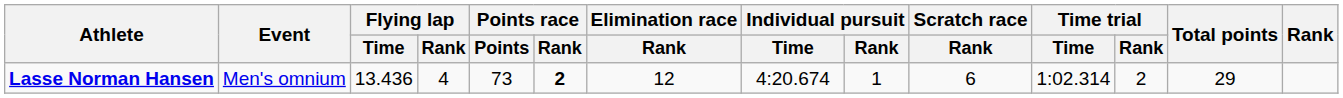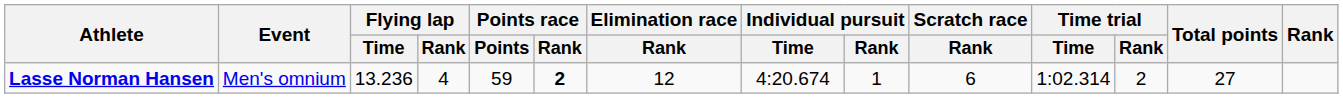(384, 78) 13.436 -> (384, 78) 13.236
(502, 78) 73 -> (502, 78) 59
(1225, 78) 29 -> (1225, 78) 27
